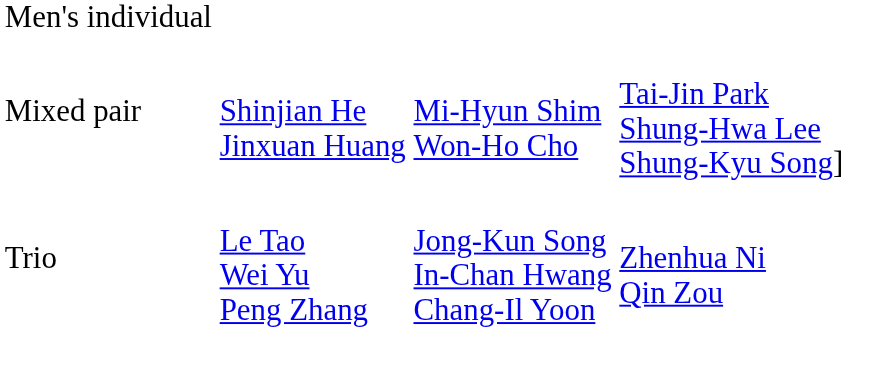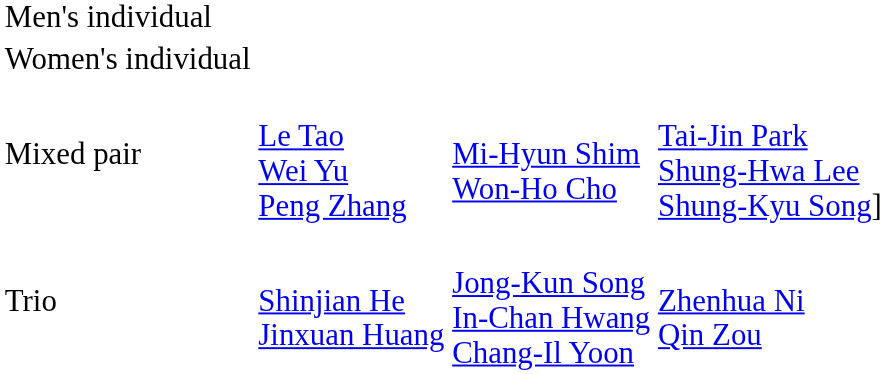+ row: (128, 59)
(313, 128) Shinjian He Jinxuan Huang -> (332, 171) Le Tao Wei Yu Peng Zhang
(294, 275) Le Tao Wei Yu Peng Zhang -> (351, 317) Shinjian He Jinxuan Huang
